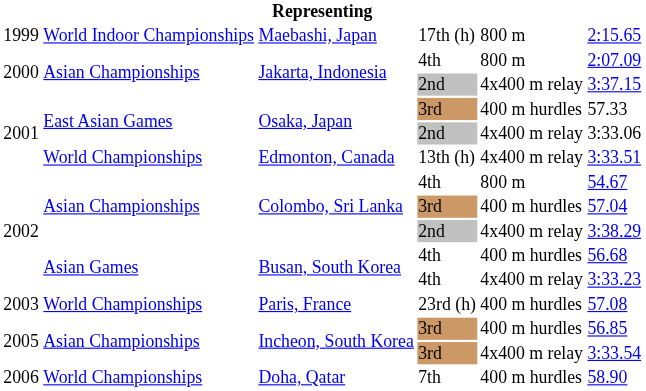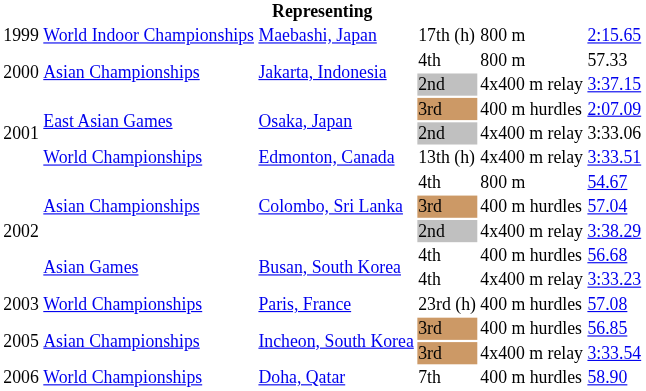(614, 60) 2:07.09 -> (607, 60) 57.33
(607, 108) 57.33 -> (614, 108) 2:07.09
